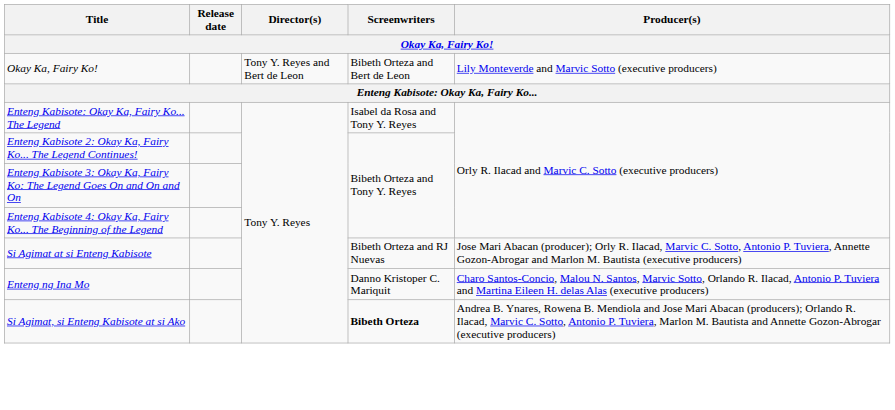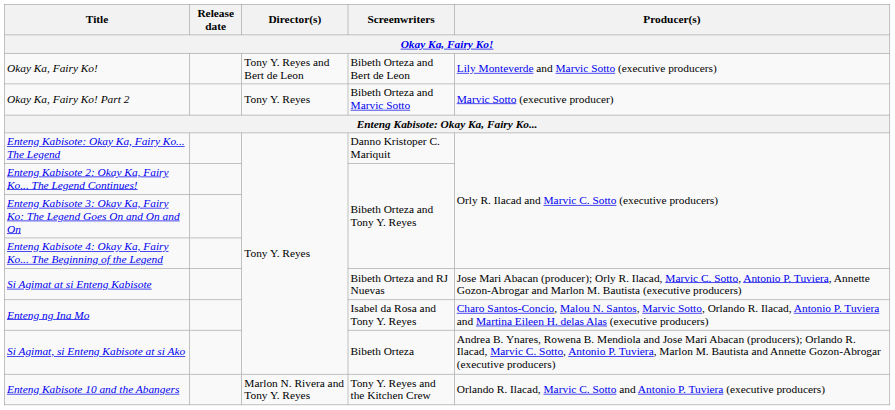+ row: (68, 99)
(393, 117) Isabel da Rosa and Tony Y. Reyes -> (395, 148) Danno Kristoper C. Mariquit
(395, 284) Danno Kristoper C. Mariquit -> (393, 315) Isabel da Rosa and Tony Y. Reyes
(385, 321) bold -> (382, 352) normal
+ row: (93, 389)
